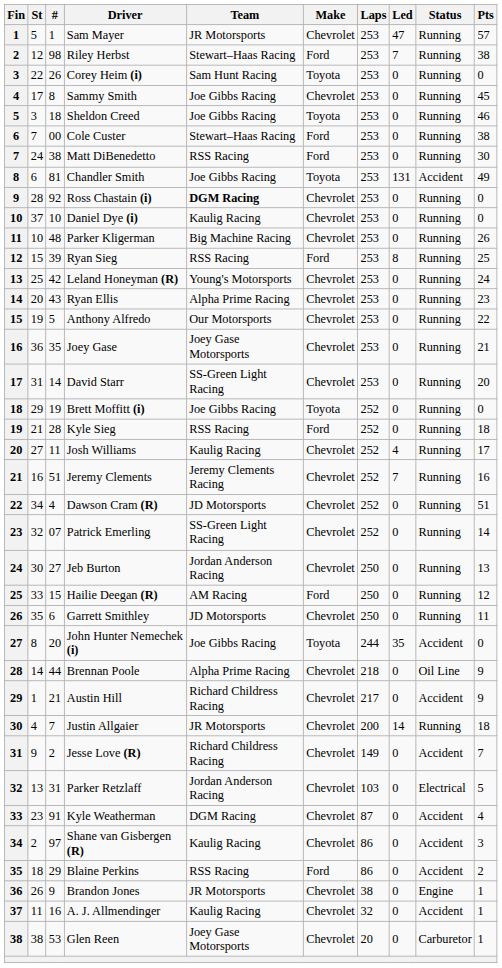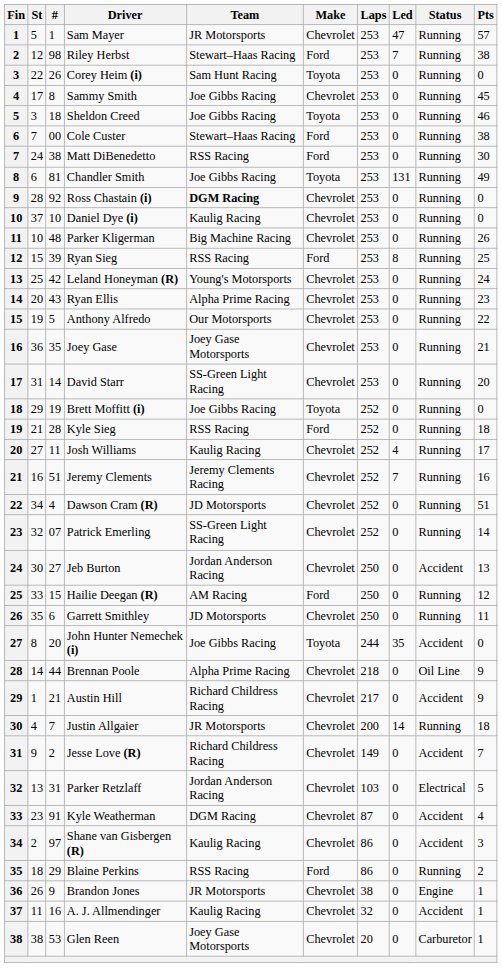(441, 177) Accident -> (440, 177) Running
(440, 567) Running -> (441, 567) Accident
(441, 871) Accident -> (440, 871) Running
